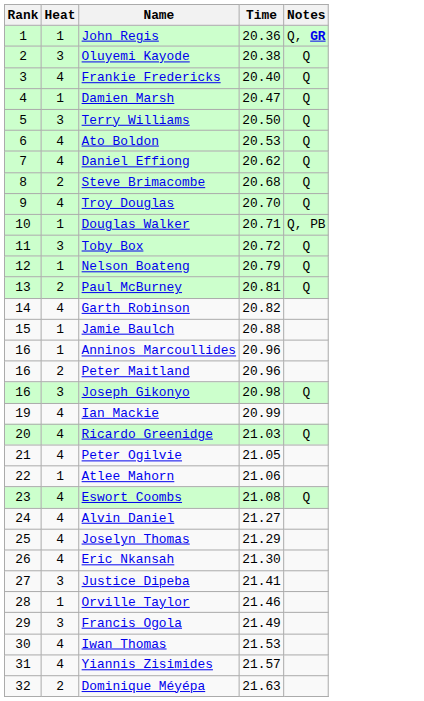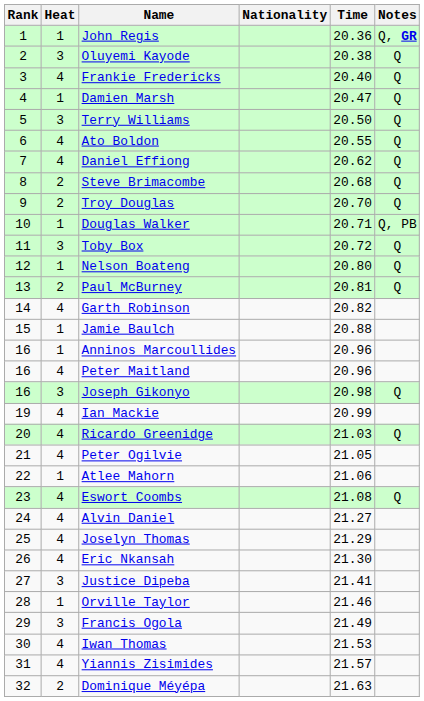+ column: (285, 15)
(262, 141) 20.53 -> (353, 141) 20.55
(60, 204) 4 -> (60, 204) 2
(262, 267) 20.79 -> (353, 267) 20.80
(60, 372) 2 -> (60, 372) 4
